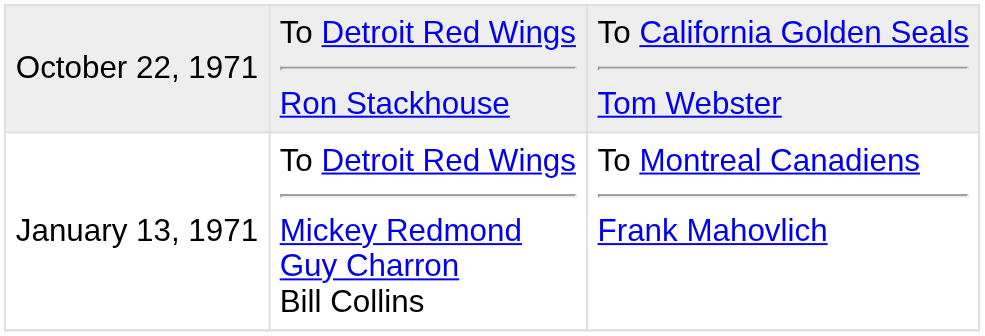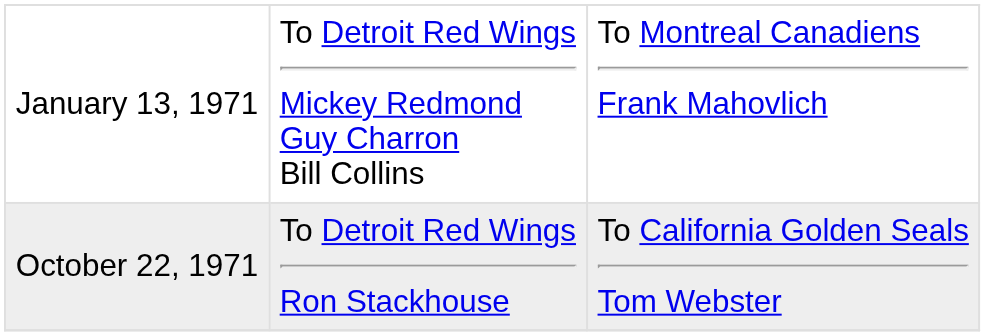rows swapped: (137, 68) <-> (137, 230)
